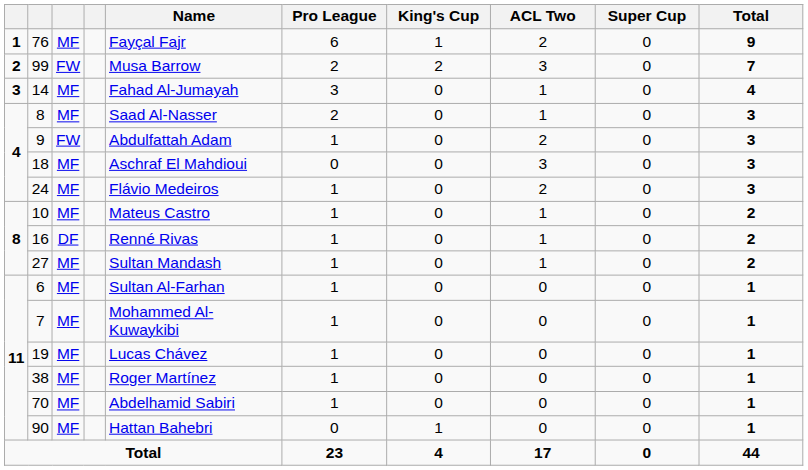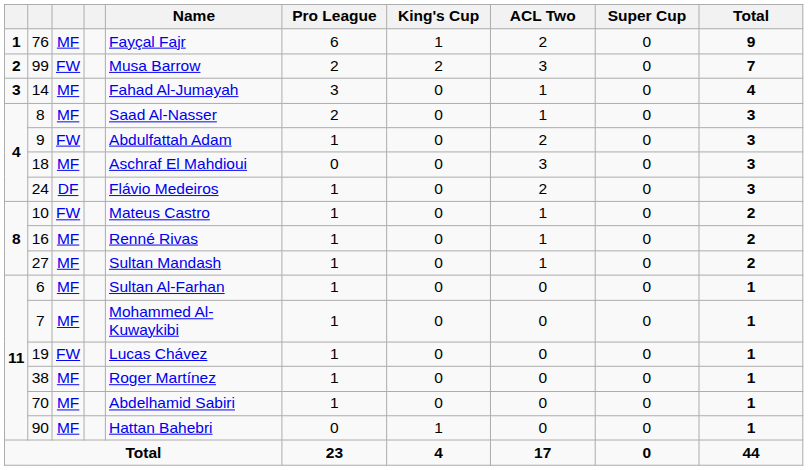(68, 189) MF -> (68, 189) DF
(68, 213) MF -> (68, 213) FW
(68, 238) DF -> (68, 238) MF
(68, 354) MF -> (68, 354) FW
